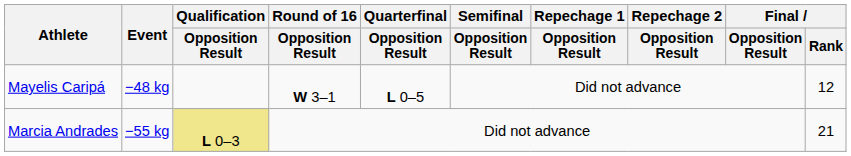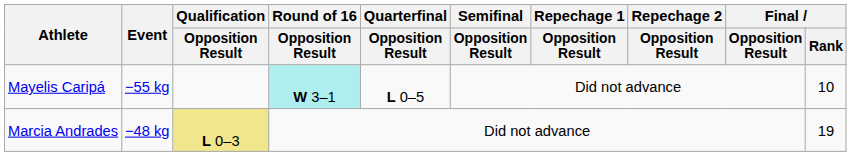(147, 87) −48 kg -> (147, 87) −55 kg
(315, 97) no background -> (315, 97) paleturquoise background
(826, 87) 12 -> (826, 87) 10
(147, 130) −55 kg -> (147, 130) −48 kg
(826, 130) 21 -> (826, 130) 19
